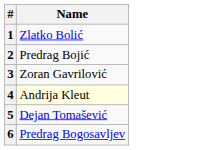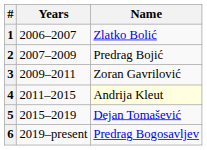+ column: (53, 14)
